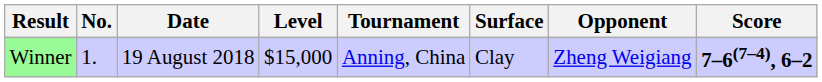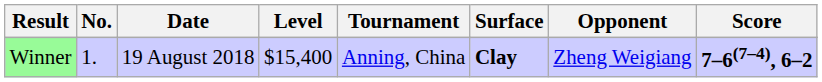(298, 57) $15,000 -> (298, 57) $15,400
(495, 57) normal -> (496, 57) bold
